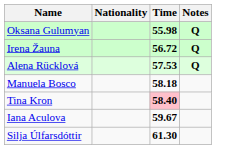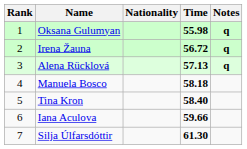+ column: (20, 13)
(195, 30) Q -> (226, 30) q
(195, 48) Q -> (226, 48) q
(165, 65) 57.53 -> (196, 65) 57.13
(195, 65) Q -> (226, 65) q
(165, 100) pink background -> (196, 100) no background
(165, 118) 59.67 -> (196, 118) 59.66
